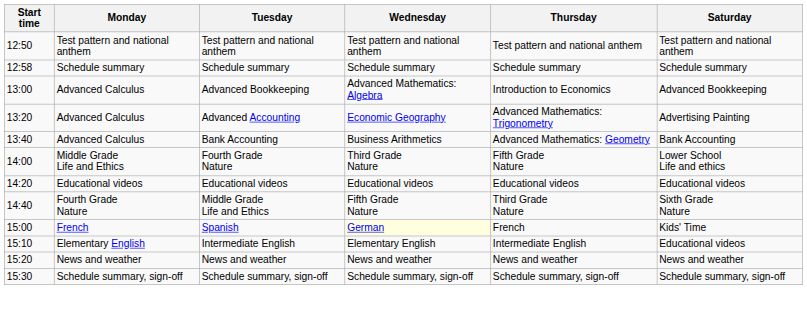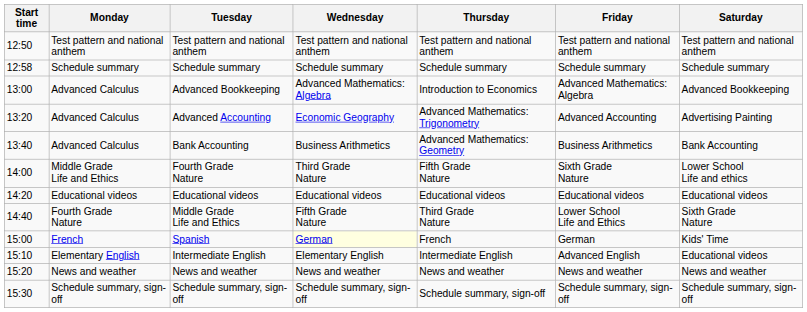+ column: (617, 18)
